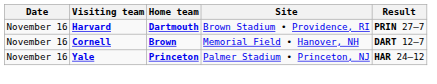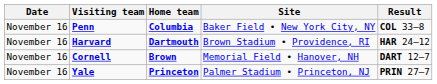+ row: (83, 27)
(399, 27) PRIN 27–7 -> (405, 42) HAR 24–12
(399, 57) HAR 24–12 -> (405, 72) PRIN 27–7
